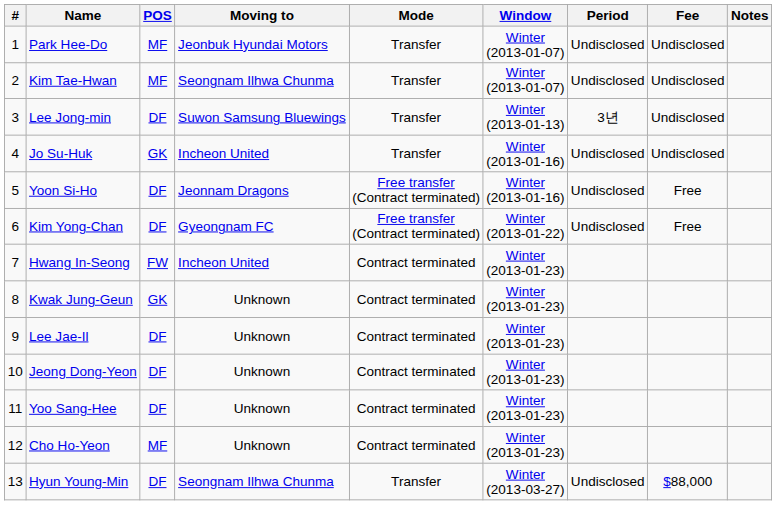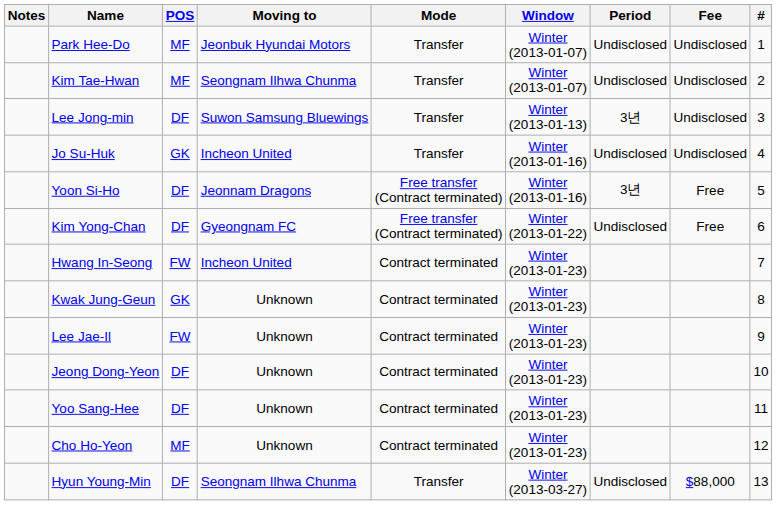columns swapped: (15, 16) <-> (750, 16)
(608, 190) Undisclosed -> (630, 190) 3년
(157, 336) DF -> (180, 336) FW
